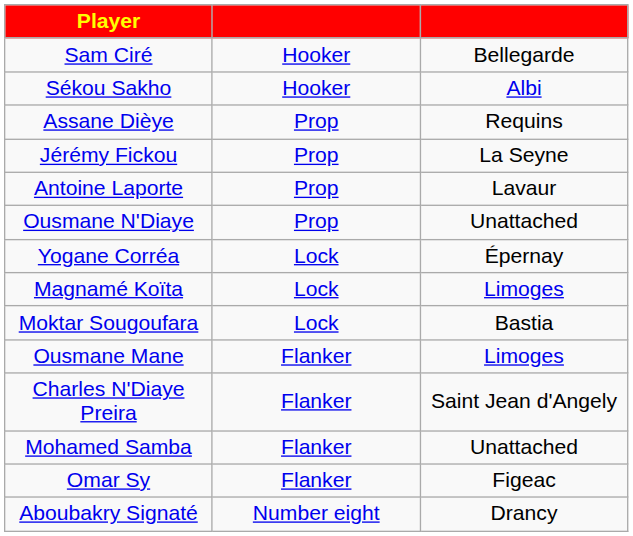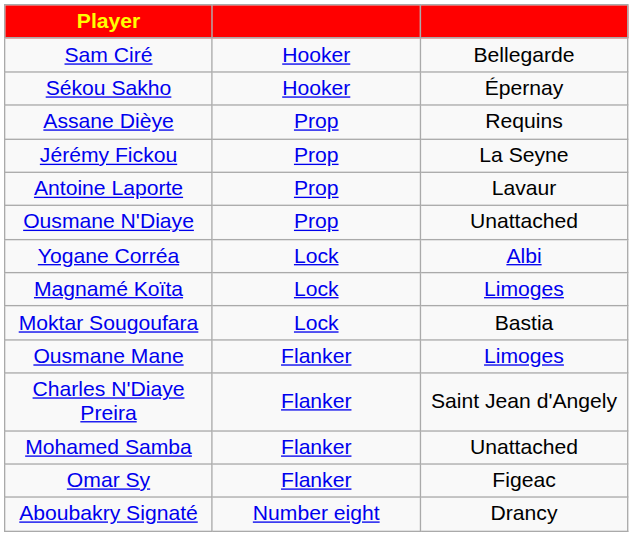(524, 88) Albi -> (524, 88) Épernay
(524, 255) Épernay -> (524, 255) Albi
